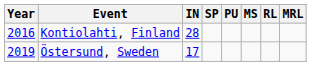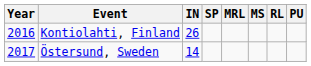columns swapped: (231, 14) <-> (293, 14)
(192, 33) 28 -> (192, 33) 26
(21, 52) 2019 -> (21, 52) 2017
(192, 52) 17 -> (192, 52) 14
